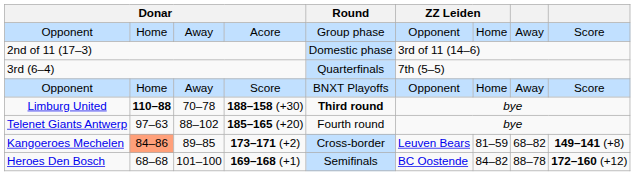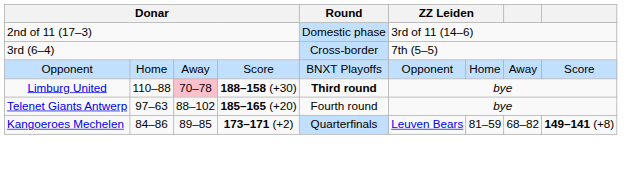- row: (265, 32)
(351, 69) Quarterfinals -> (344, 50) Cross-border
(152, 106) bold -> (152, 87) normal
(199, 106) no background -> (196, 87) pink background
(152, 143) lightsalmon background -> (152, 124) no background
(351, 143) Cross-border -> (344, 124) Quarterfinals
- row: (265, 161)
